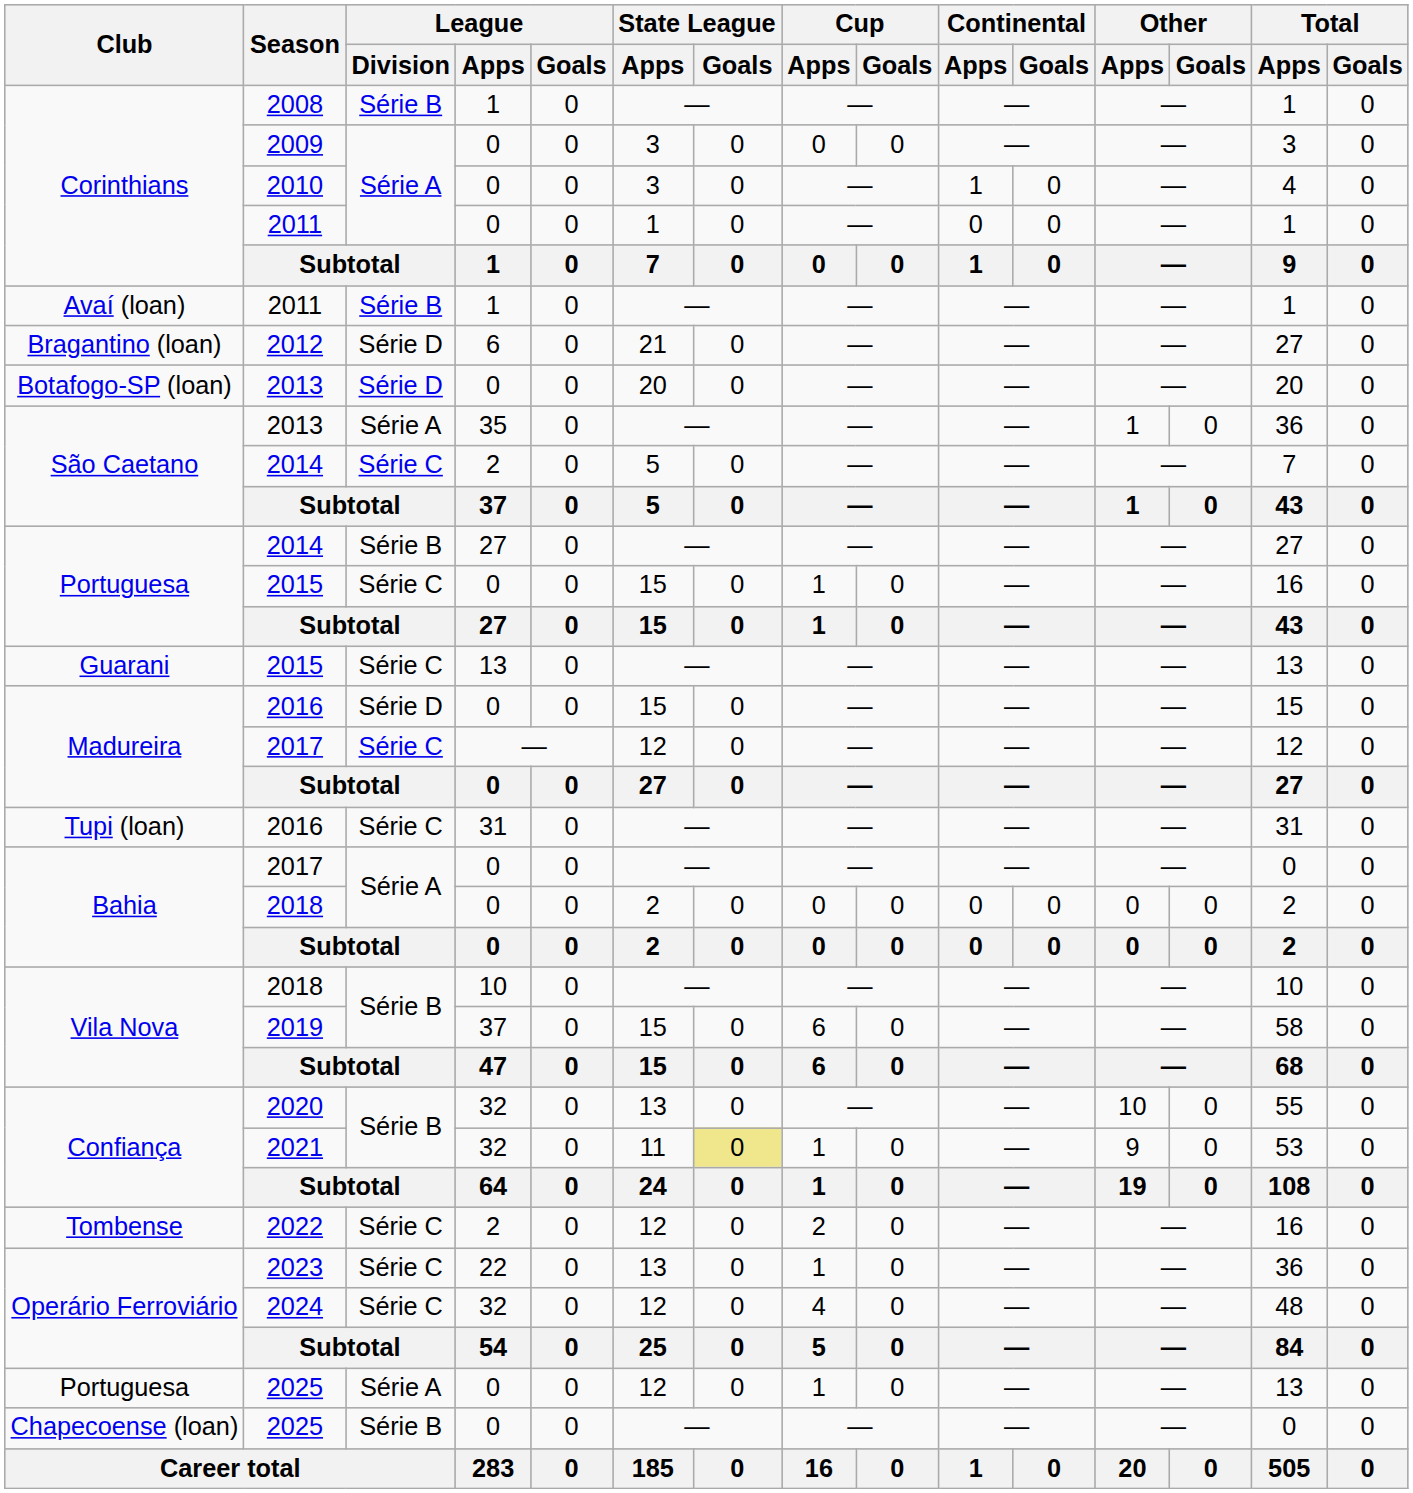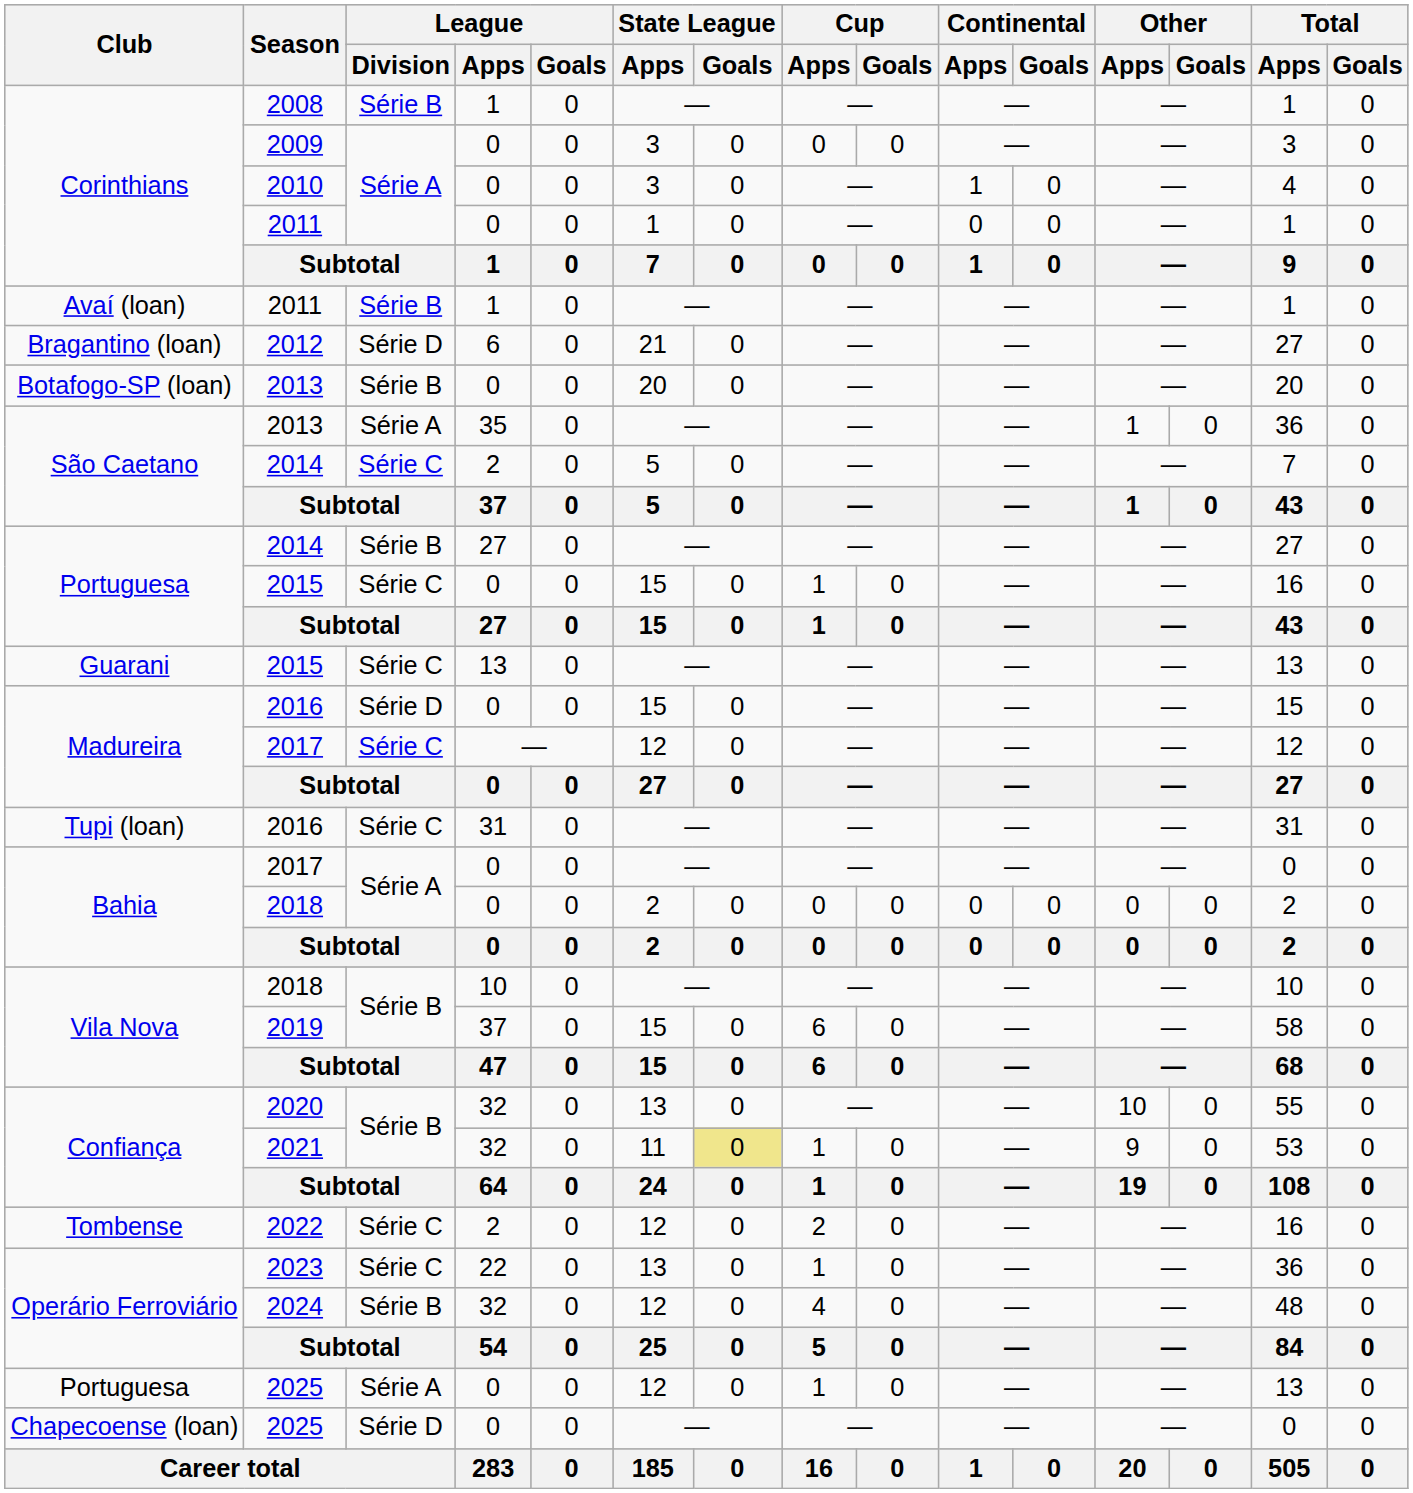(401, 385) Série D -> (401, 385) Série B
(401, 1307) Série C -> (401, 1307) Série B
(401, 1427) Série B -> (401, 1427) Série D
